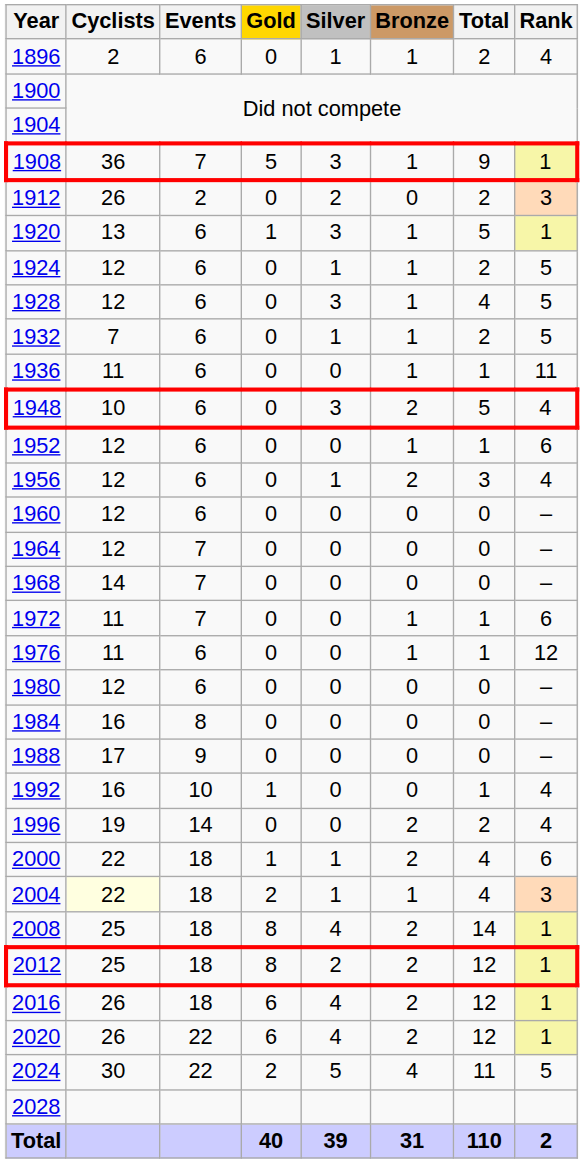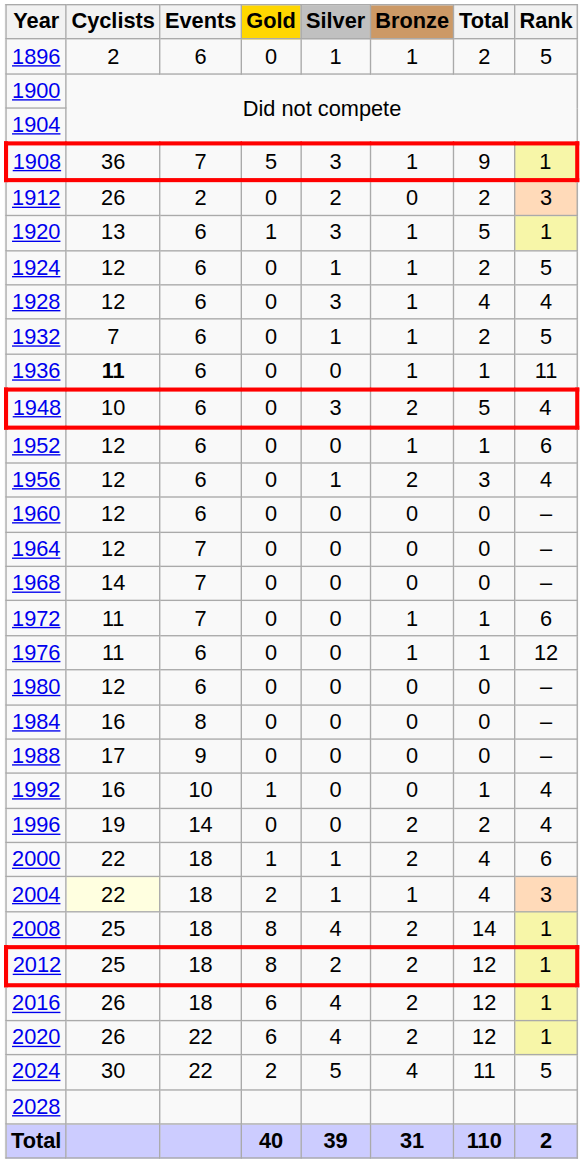(546, 56) 4 -> (546, 56) 5
(546, 301) 5 -> (546, 301) 4
(113, 370) normal -> (113, 370) bold
